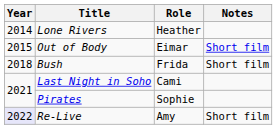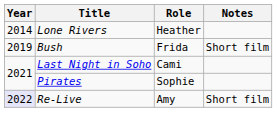- row: (72, 47)
(20, 64) 2018 -> (20, 47) 2019
